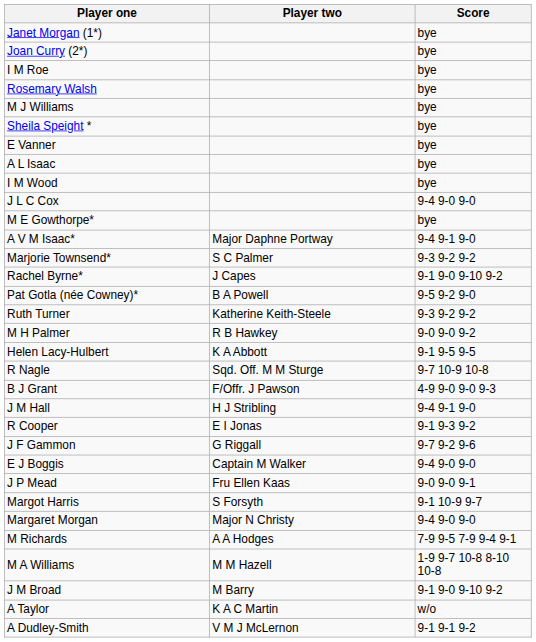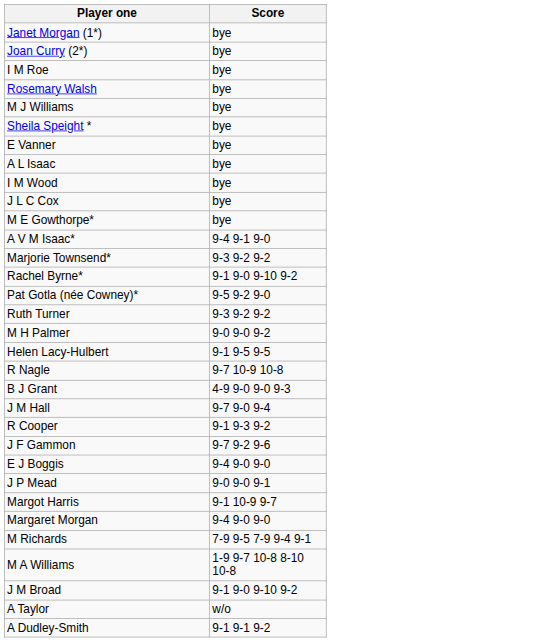- column: (312, 13)
(447, 201) 9-4 9-0 9-0 -> (222, 201) bye
(447, 408) 9-4 9-1 9-0 -> (241, 408) 9-7 9-0 9-4
